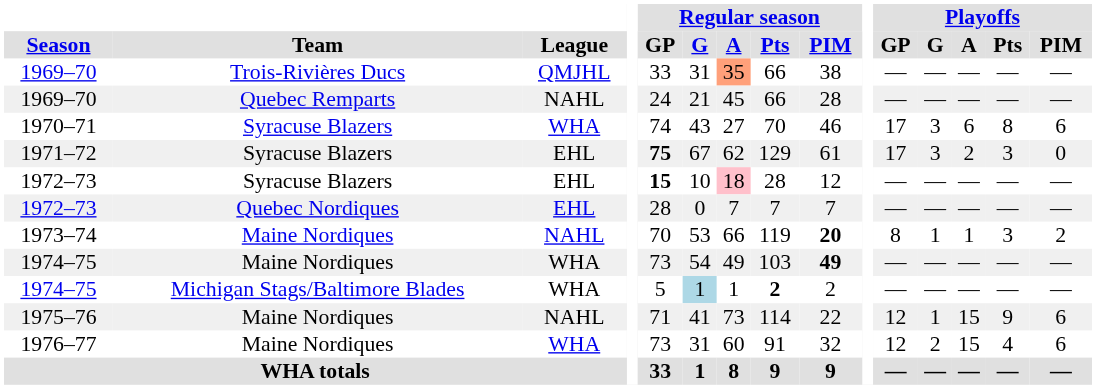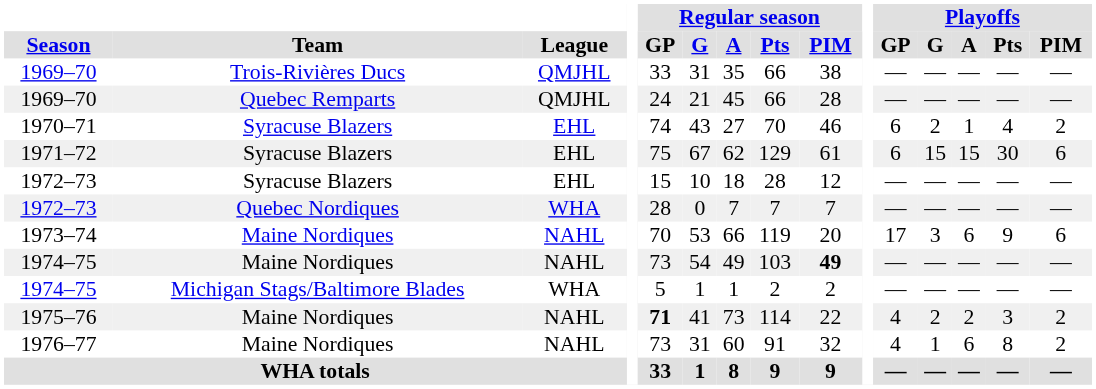(734, 71) lightsalmon background -> (734, 71) no background
(574, 99) NAHL -> (574, 99) QMJHL
(574, 126) WHA -> (574, 126) EHL
(896, 126) 17 -> (896, 126) 6
(935, 126) 3 -> (935, 126) 2
(969, 126) 6 -> (969, 126) 1
(1008, 126) 8 -> (1008, 126) 4
(1061, 126) 6 -> (1061, 126) 2
(660, 153) bold -> (660, 153) normal
(896, 153) 17 -> (896, 153) 6
(935, 153) 3 -> (935, 153) 15
(969, 153) 2 -> (969, 153) 15
(1008, 153) 3 -> (1008, 153) 30
(1061, 153) 0 -> (1061, 153) 6
(660, 180) bold -> (660, 180) normal
(734, 180) pink background -> (734, 180) no background
(574, 207) EHL -> (574, 207) WHA
(830, 235) bold -> (830, 235) normal
(896, 235) 8 -> (896, 235) 17
(935, 235) 1 -> (935, 235) 3
(969, 235) 1 -> (969, 235) 6
(1008, 235) 3 -> (1008, 235) 9
(1061, 235) 2 -> (1061, 235) 6
(574, 262) WHA -> (574, 262) NAHL
(700, 289) lightblue background -> (700, 289) no background
(775, 289) bold -> (775, 289) normal
(660, 316) normal -> (660, 316) bold
(896, 316) 12 -> (896, 316) 4
(935, 316) 1 -> (935, 316) 2
(969, 316) 15 -> (969, 316) 2
(1008, 316) 9 -> (1008, 316) 3
(1061, 316) 6 -> (1061, 316) 2
(574, 343) WHA -> (574, 343) NAHL
(896, 343) 12 -> (896, 343) 4
(935, 343) 2 -> (935, 343) 1
(969, 343) 15 -> (969, 343) 6
(1008, 343) 4 -> (1008, 343) 8
(1061, 343) 6 -> (1061, 343) 2
